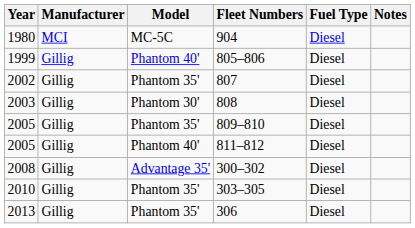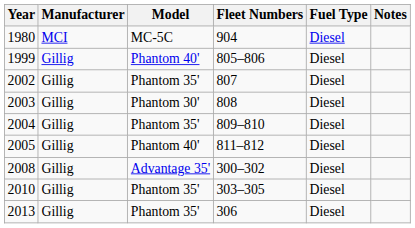(21, 124) 2005 -> (21, 124) 2004
